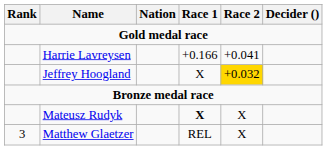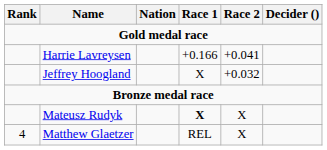(242, 74) gold background -> (242, 74) no background
(22, 134) 3 -> (22, 134) 4
